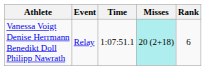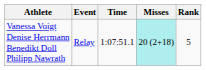(189, 42) 6 -> (189, 42) 5
